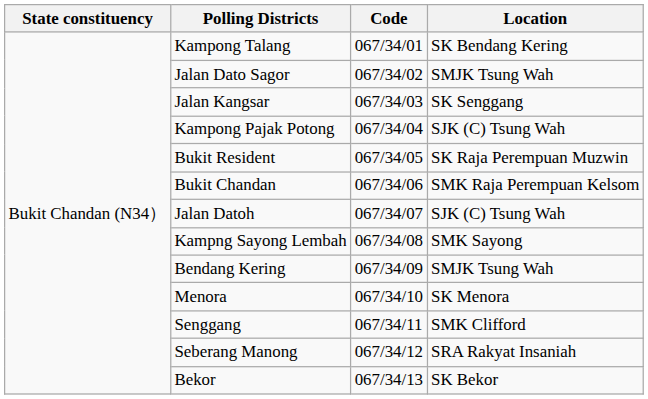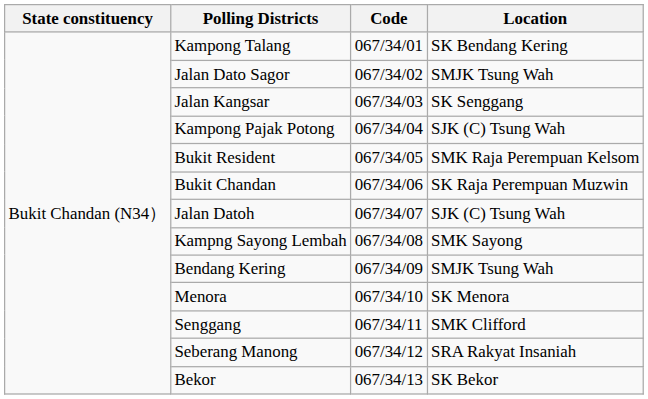(530, 157) SK Raja Perempuan Muzwin -> (535, 157) SMK Raja Perempuan Kelsom
(535, 184) SMK Raja Perempuan Kelsom -> (530, 184) SK Raja Perempuan Muzwin
